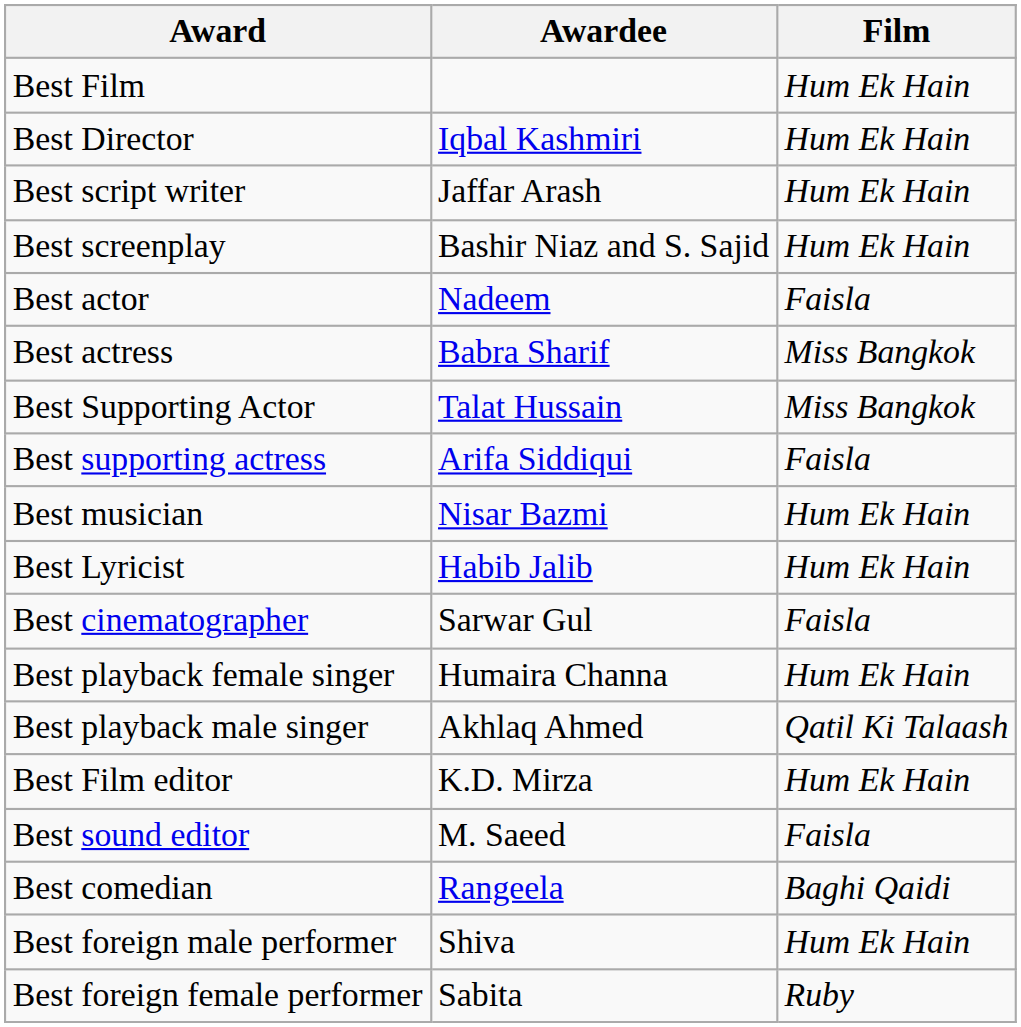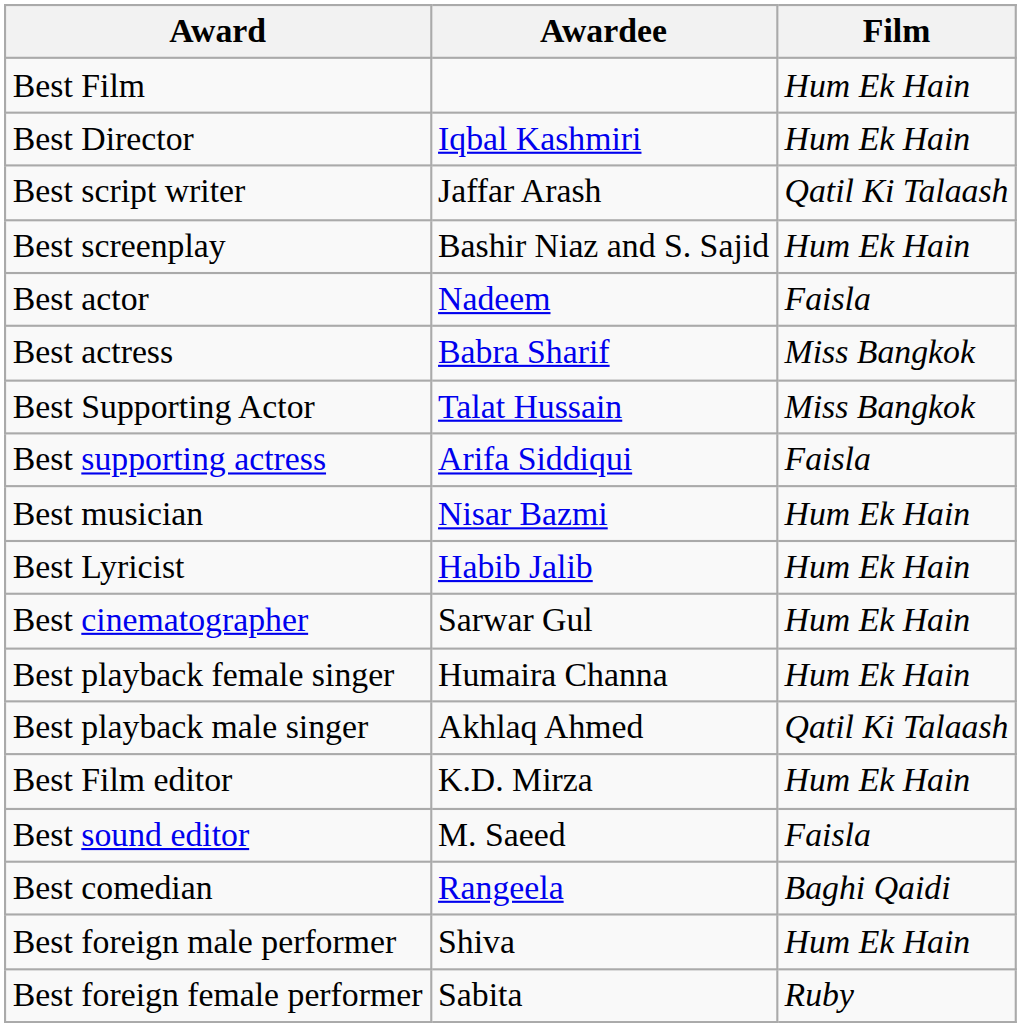(877, 191) Hum Ek Hain -> (897, 191) Qatil Ki Talaash
(828, 620) Faisla -> (877, 620) Hum Ek Hain
